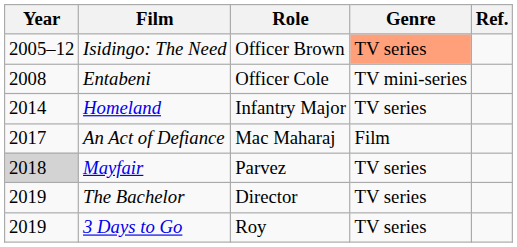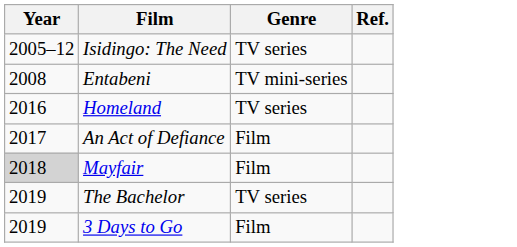- column: (291, 19)
(391, 49) lightsalmon background -> (271, 49) no background
(28, 108) 2014 -> (28, 108) 2016
(391, 167) TV series -> (253, 167) Film
(391, 227) TV series -> (253, 227) Film
